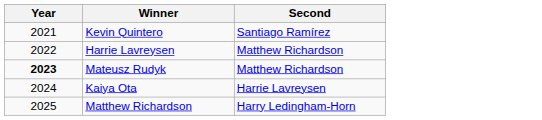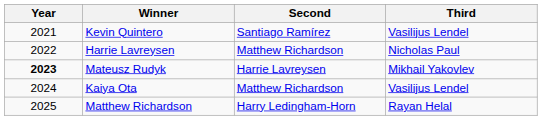+ column: (461, 13)
(290, 69) Matthew Richardson -> (281, 69) Harrie Lavreysen
(281, 87) Harrie Lavreysen -> (290, 87) Matthew Richardson
